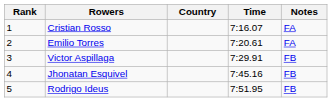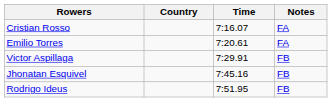- column: (25, 12)
